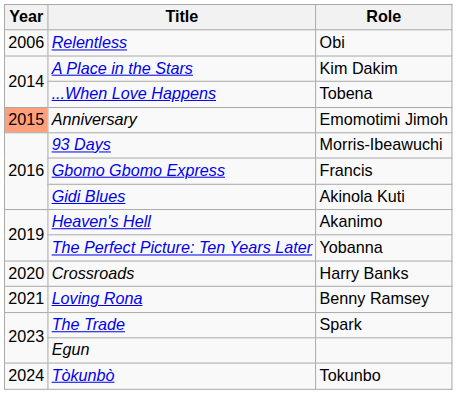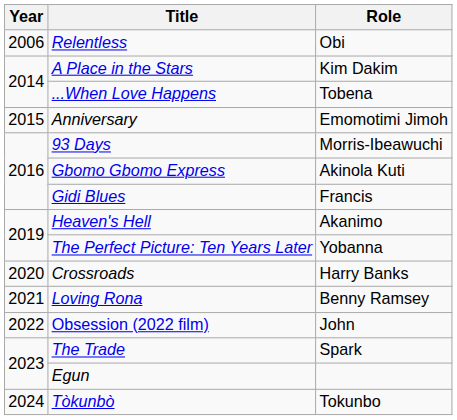(26, 119) lightsalmon background -> (26, 119) no background
(346, 171) Francis -> (362, 171) Akinola Kuti
(362, 196) Akinola Kuti -> (346, 196) Francis
+ row: (130, 324)
